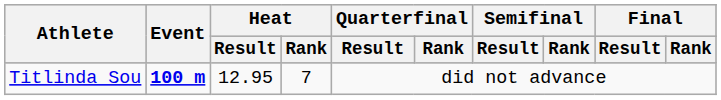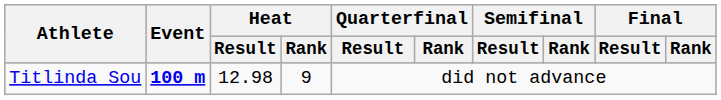(245, 78) 12.95 -> (245, 78) 12.98
(306, 78) 7 -> (306, 78) 9
